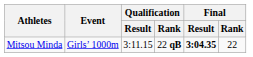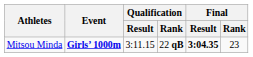(93, 45) normal -> (94, 45) bold
(232, 45) 22 -> (234, 45) 23
